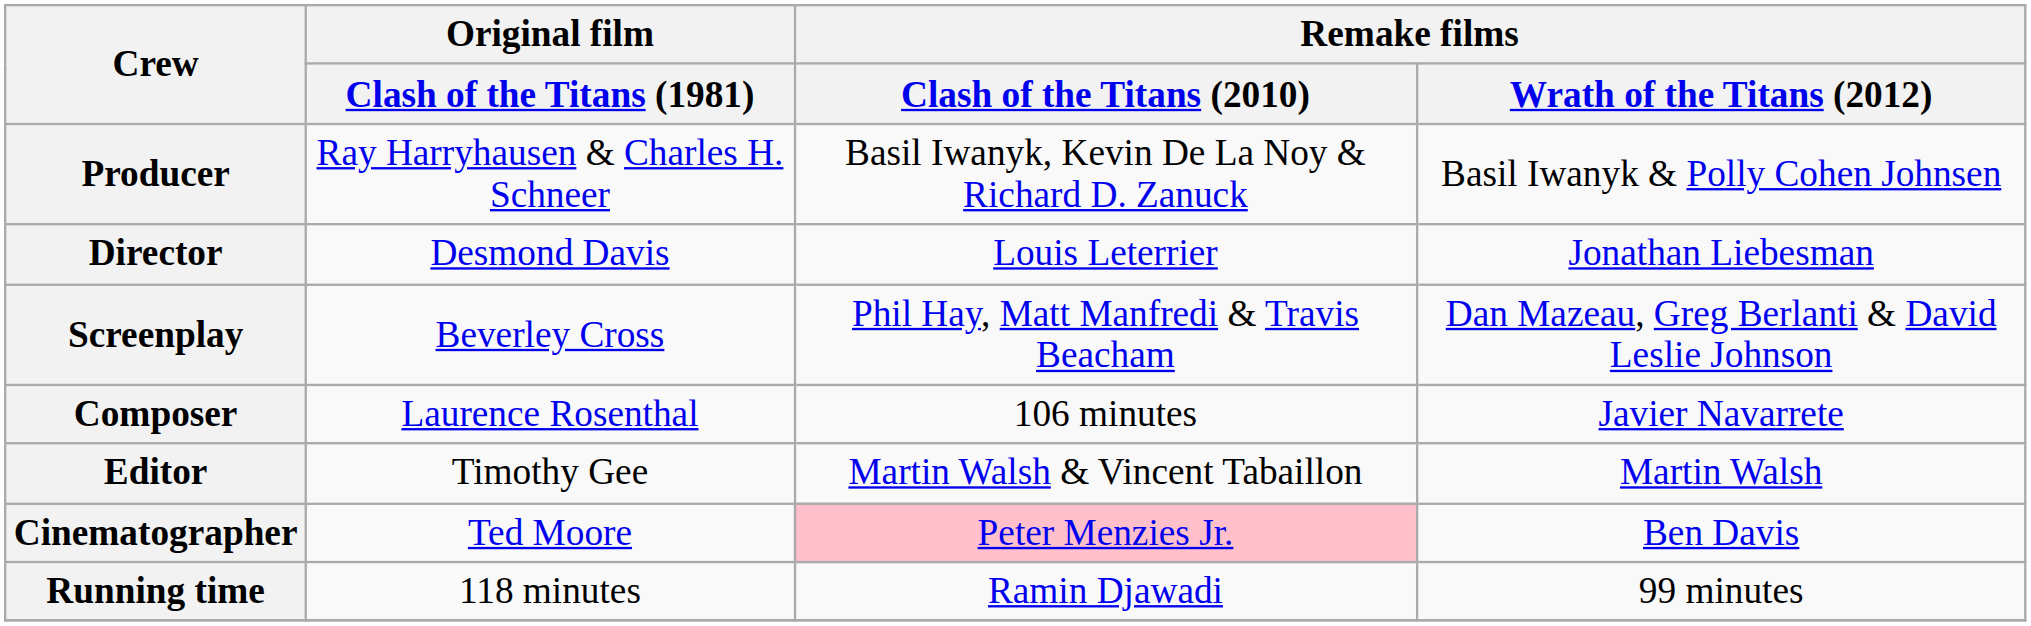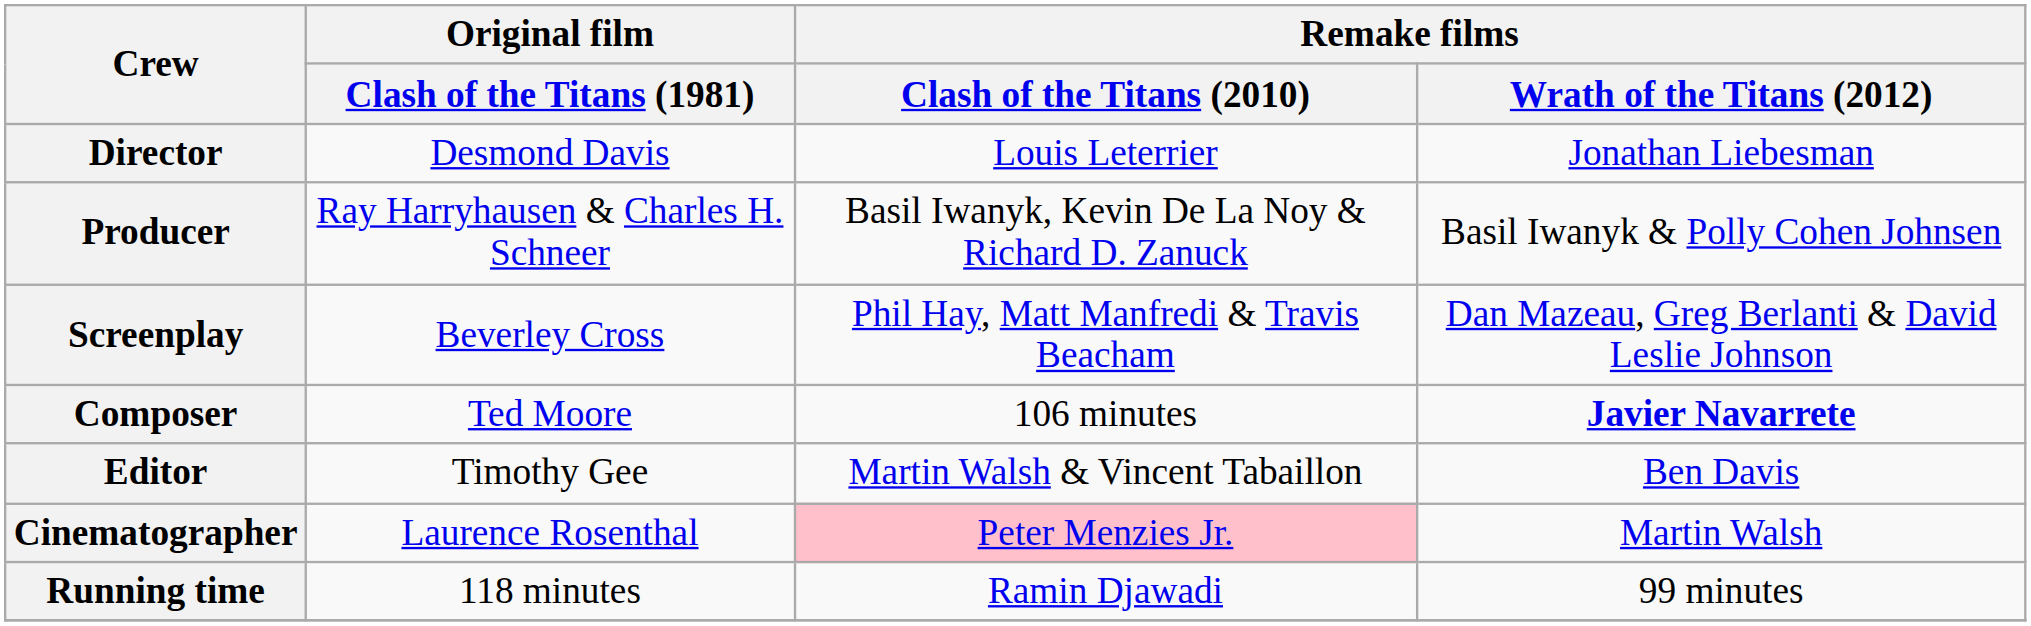rows swapped: (156, 253) <-> (156, 173)
(550, 413) Laurence Rosenthal -> (550, 413) Ted Moore
(1721, 413) normal -> (1721, 413) bold
(1721, 472) Martin Walsh -> (1721, 472) Ben Davis
(550, 531) Ted Moore -> (550, 531) Laurence Rosenthal
(1721, 531) Ben Davis -> (1721, 531) Martin Walsh
